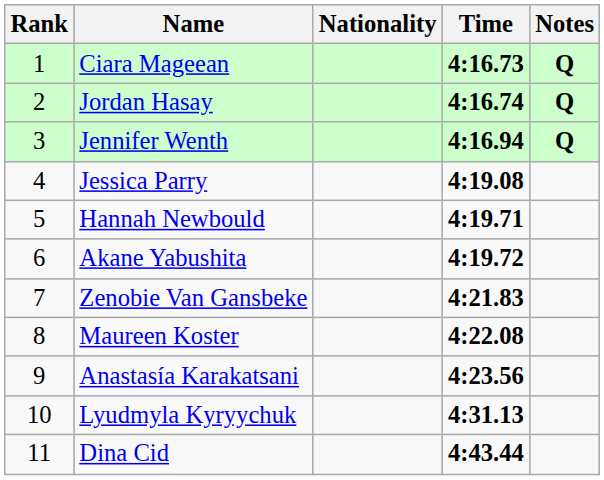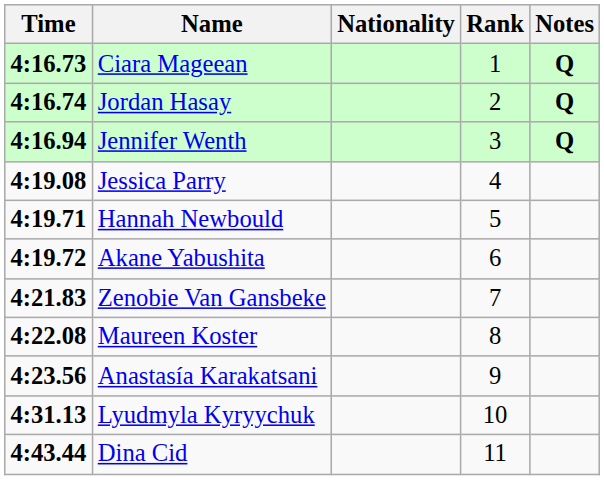columns swapped: (39, 24) <-> (486, 24)
